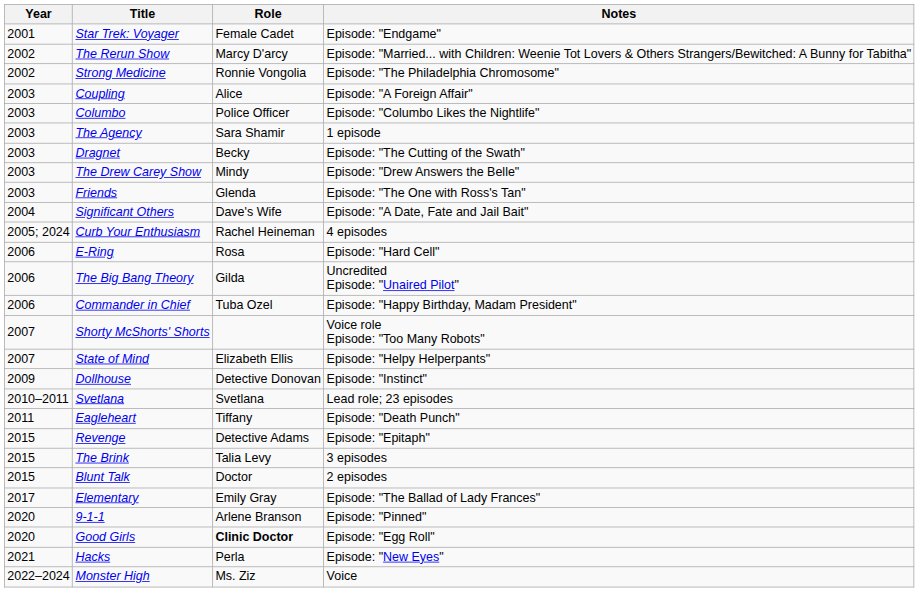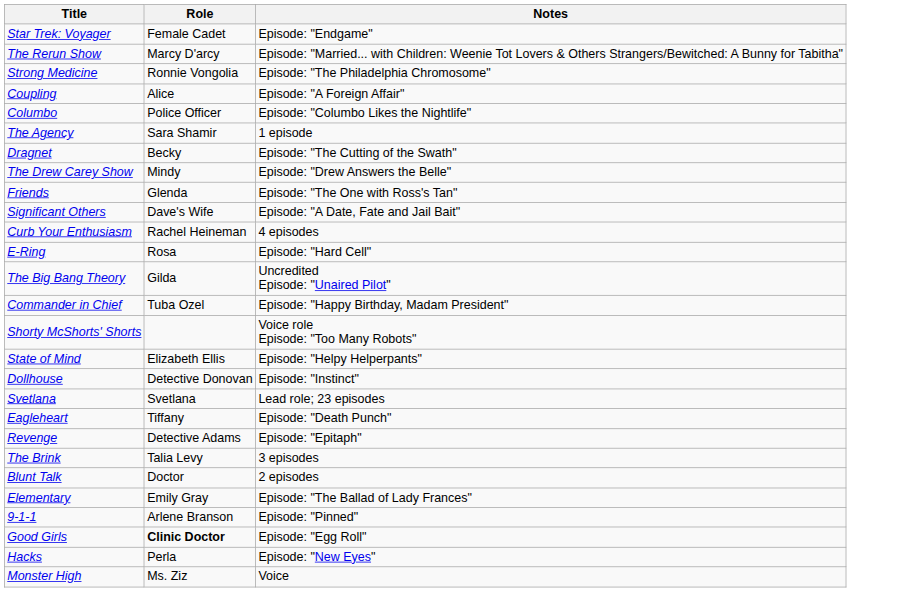- column: (39, 14)
